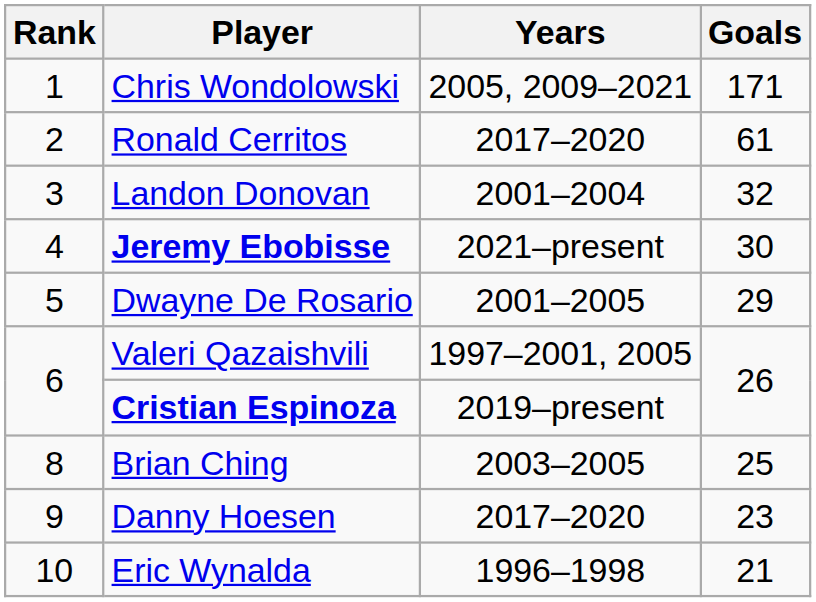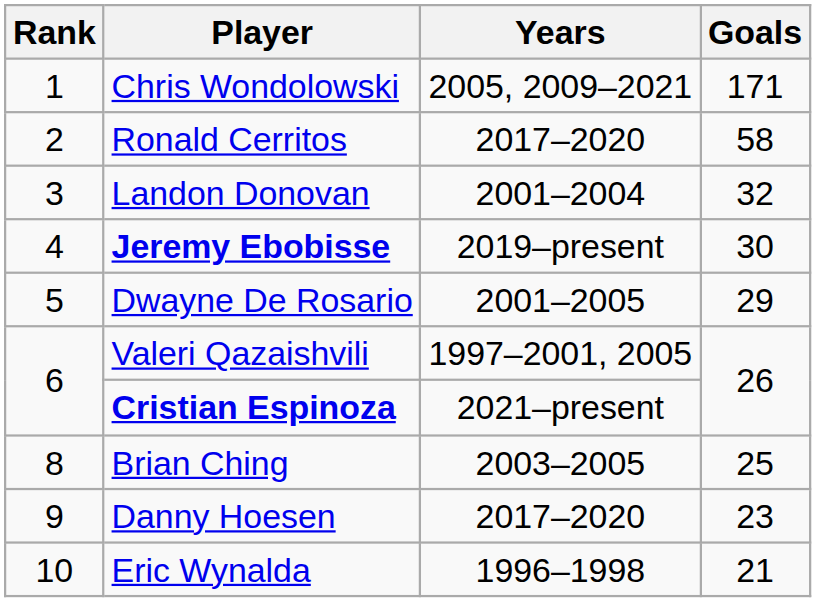(755, 139) 61 -> (755, 139) 58
(560, 247) 2021–present -> (560, 247) 2019–present
(560, 408) 2019–present -> (560, 408) 2021–present
